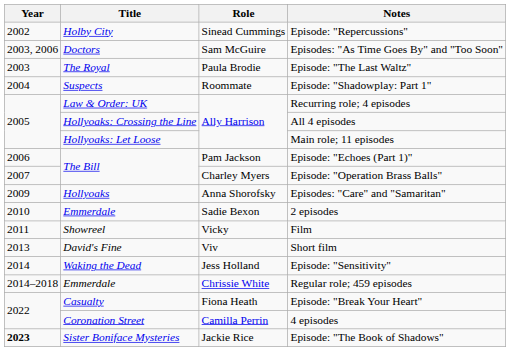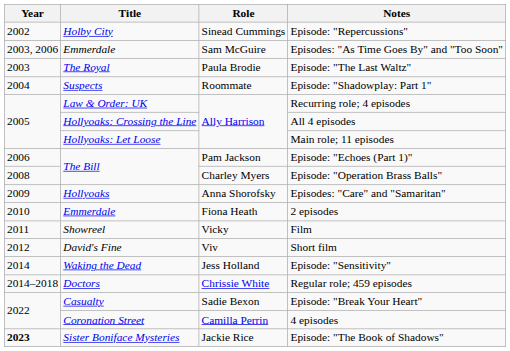(82, 49) Doctors -> (89, 49) Emmerdale
(18, 175) 2007 -> (18, 175) 2008
(230, 211) Sadie Bexon -> (230, 211) Fiona Heath
(18, 247) 2013 -> (18, 247) 2012
(89, 283) Emmerdale -> (82, 283) Doctors
(230, 301) Fiona Heath -> (230, 301) Sadie Bexon
